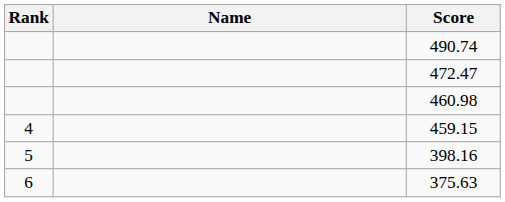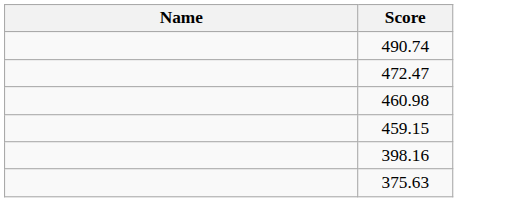- column: (29, 18)
